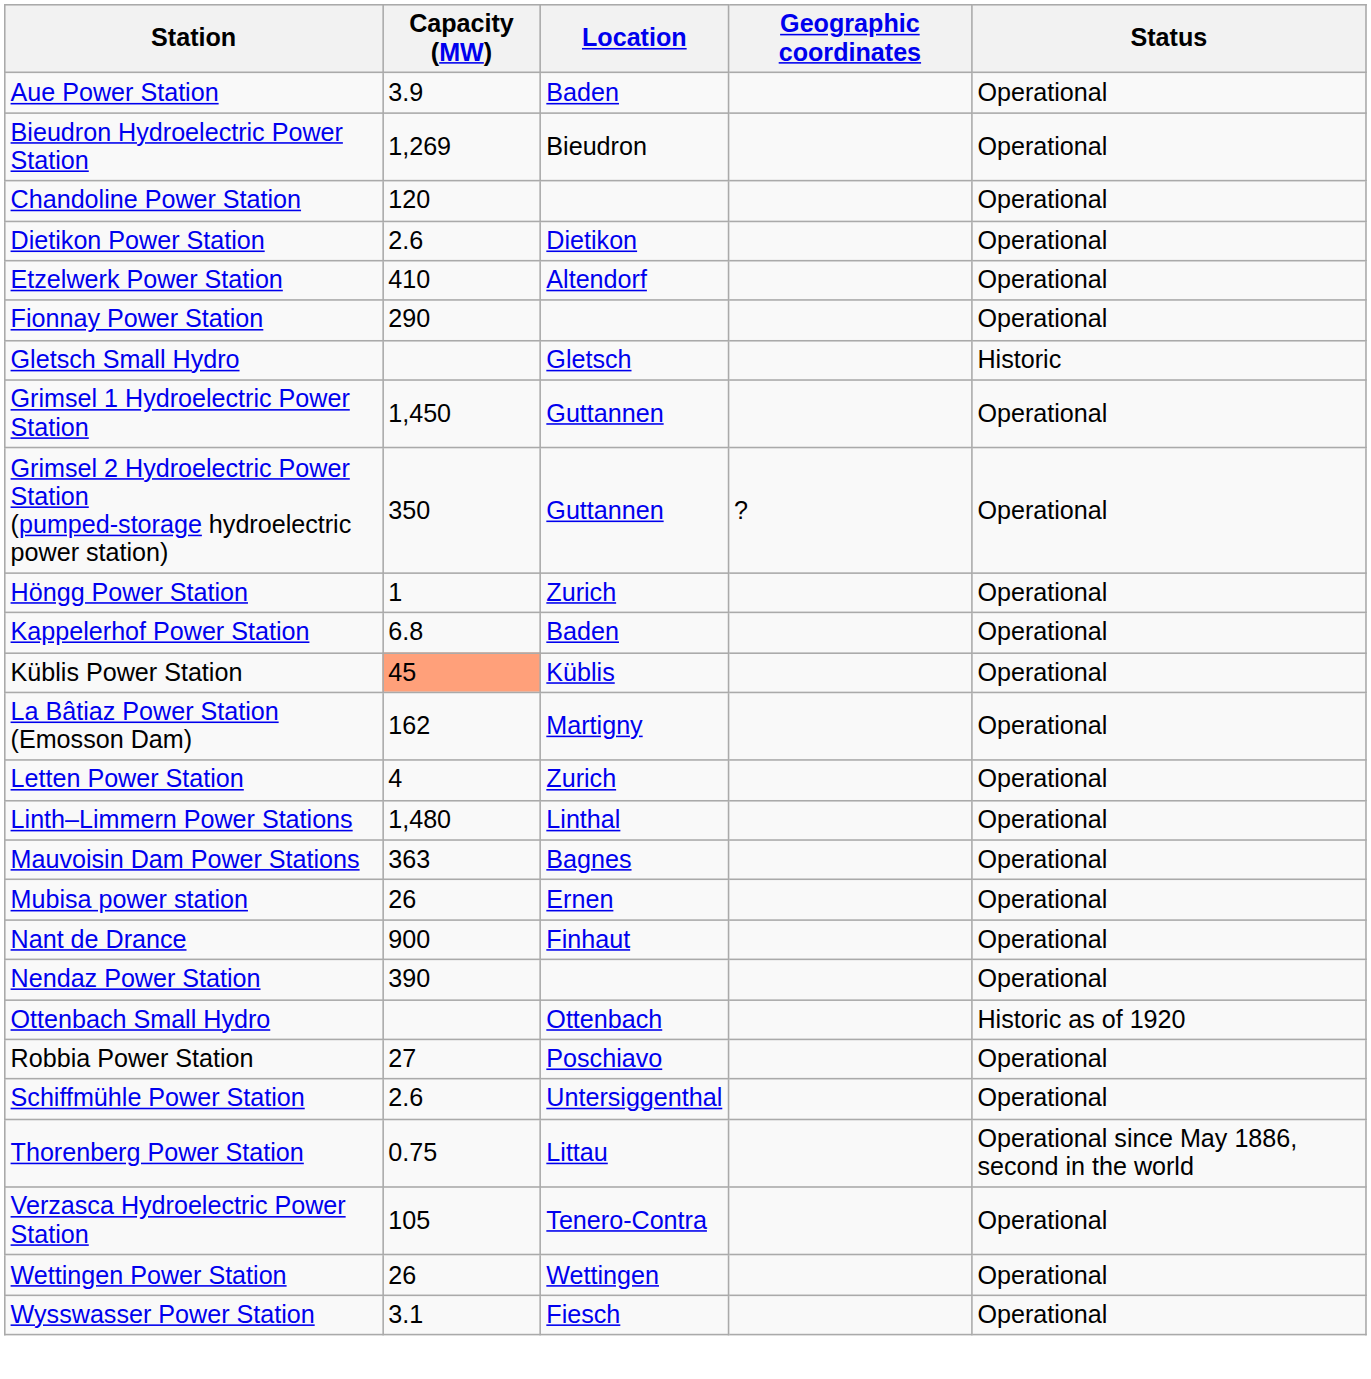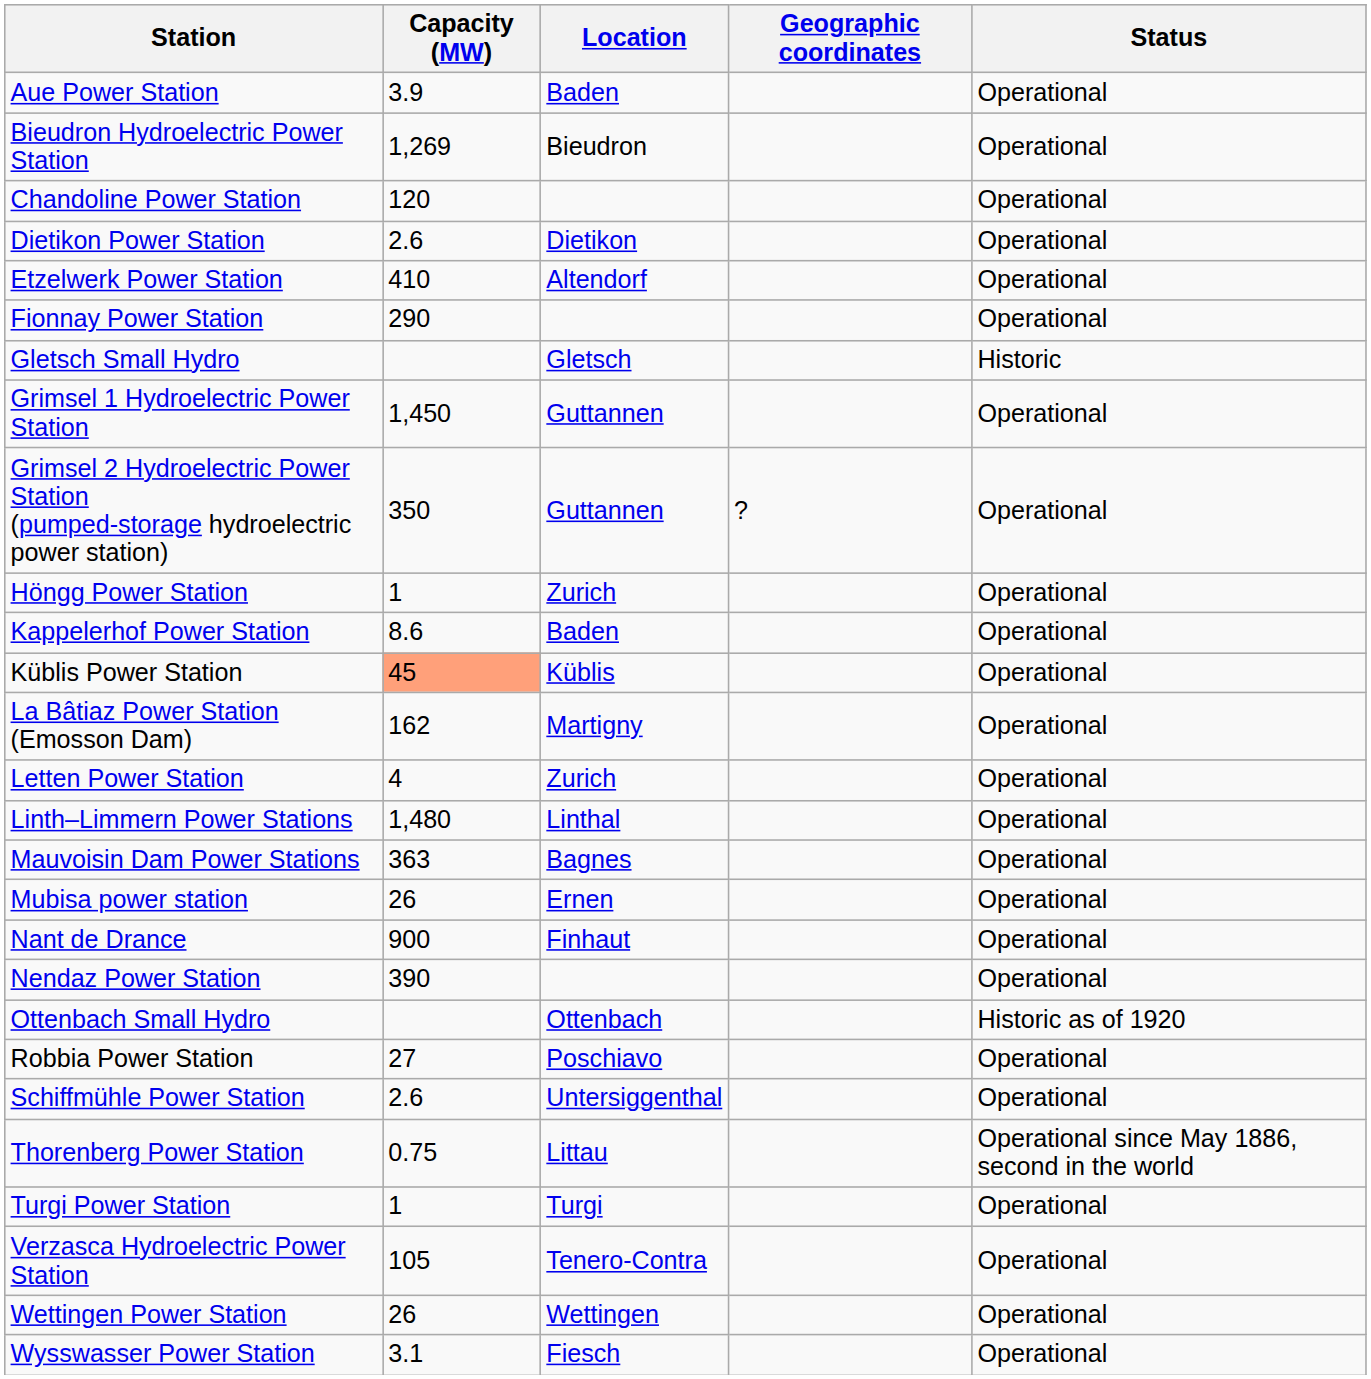(406, 632) 6.8 -> (406, 632) 8.6
+ row: (120, 1206)
